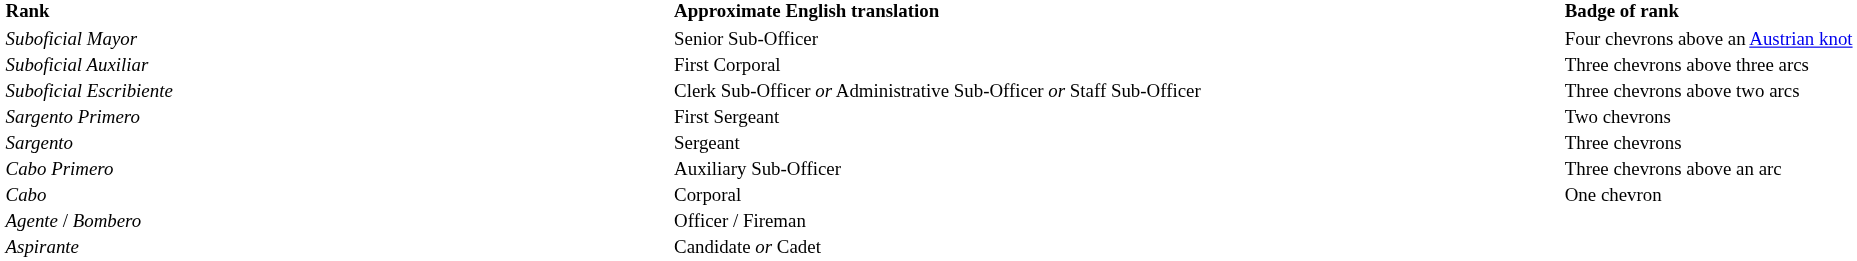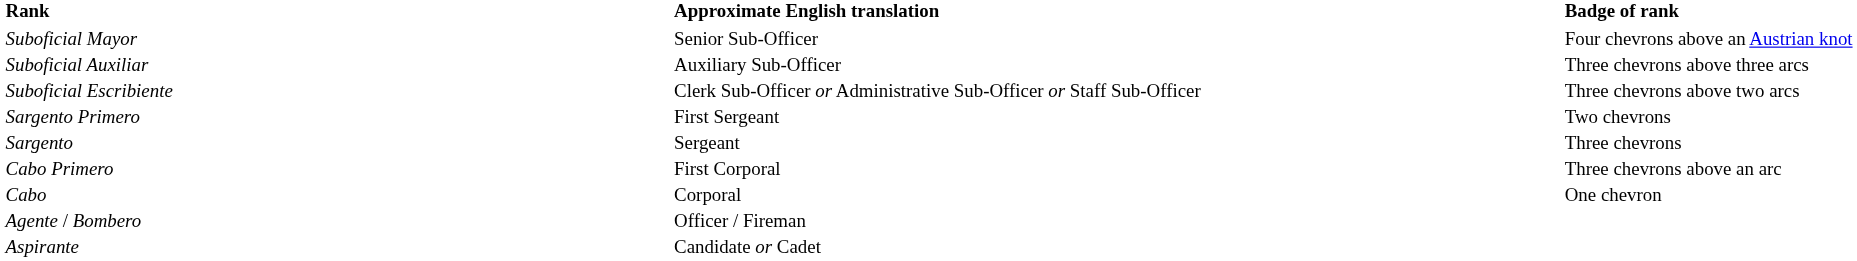(727, 65) First Corporal -> (758, 65) Auxiliary Sub-Officer
(758, 169) Auxiliary Sub-Officer -> (727, 169) First Corporal
